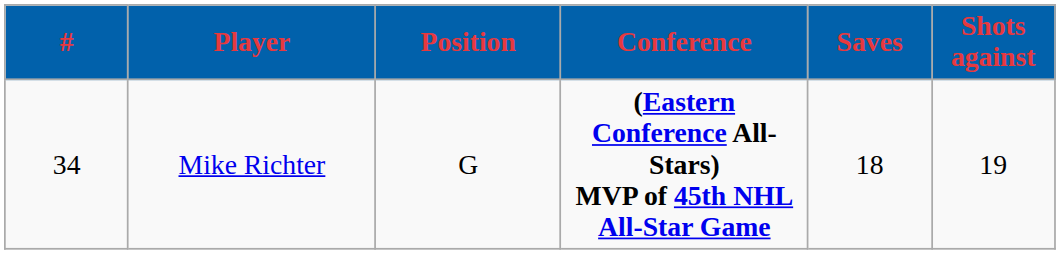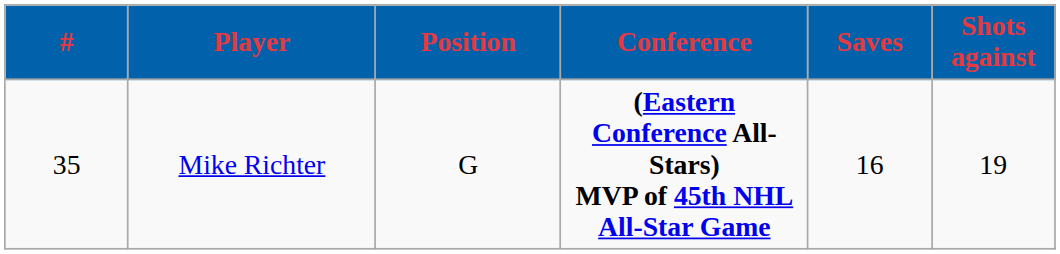(67, 163) 34 -> (67, 163) 35
(870, 163) 18 -> (870, 163) 16
